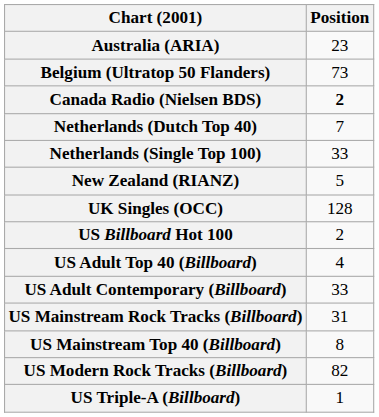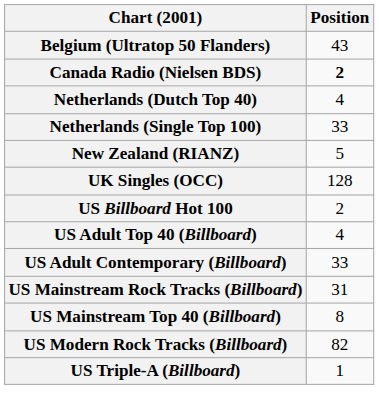- row: (155, 45)
(340, 72) 73 -> (340, 45) 43
(340, 126) 7 -> (340, 99) 4
